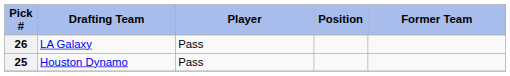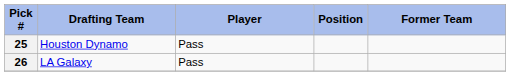rows swapped: (21, 62) <-> (21, 44)
